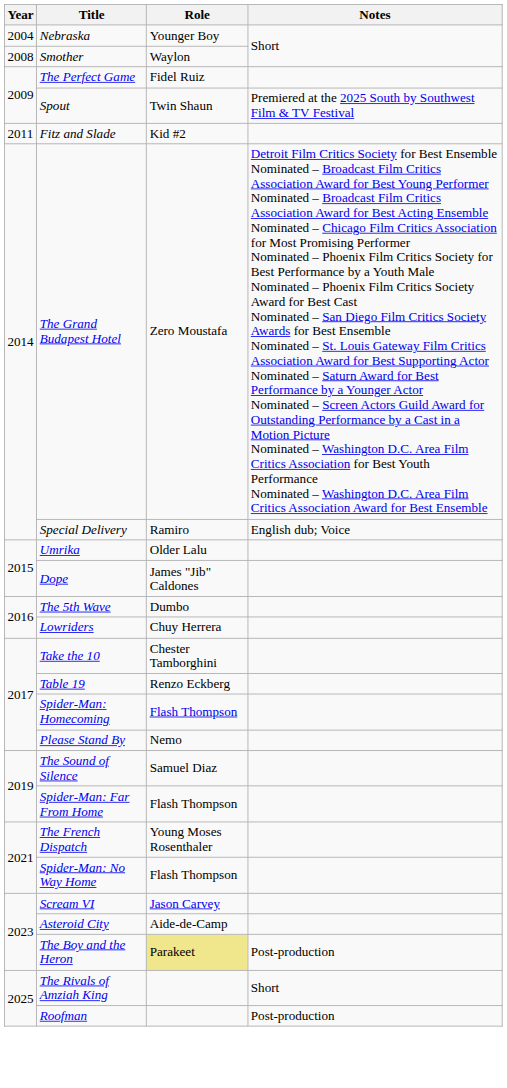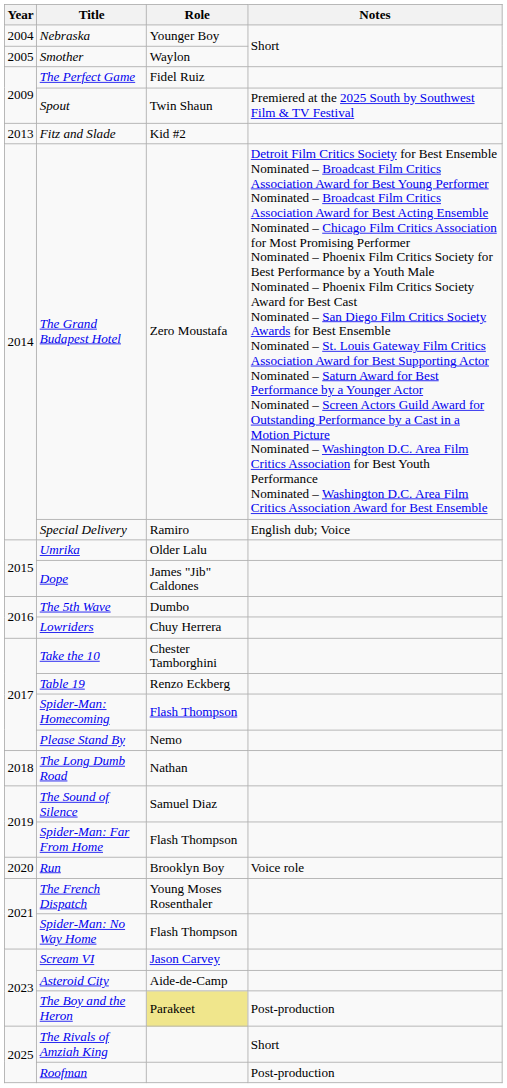(21, 56) 2008 -> (21, 56) 2005
(20, 133) 2011 -> (21, 133) 2013
+ row: (82, 768)
+ row: (50, 867)
